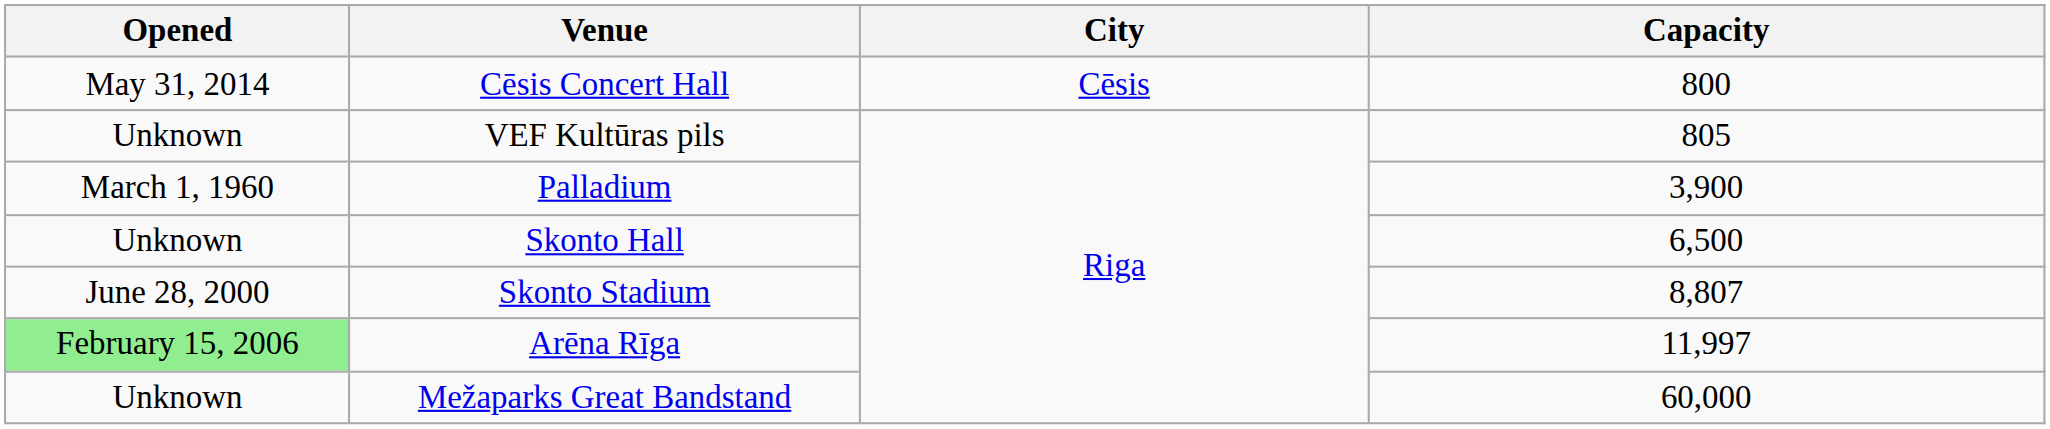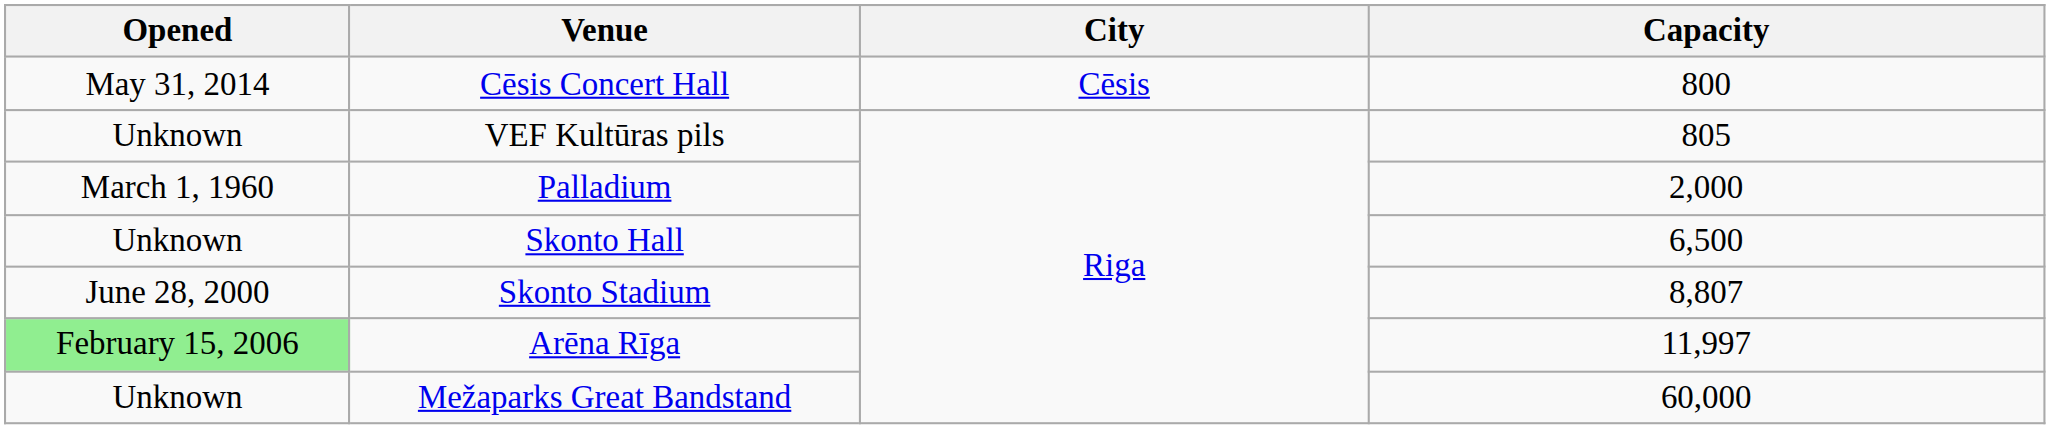(1706, 187) 3,900 -> (1706, 187) 2,000
